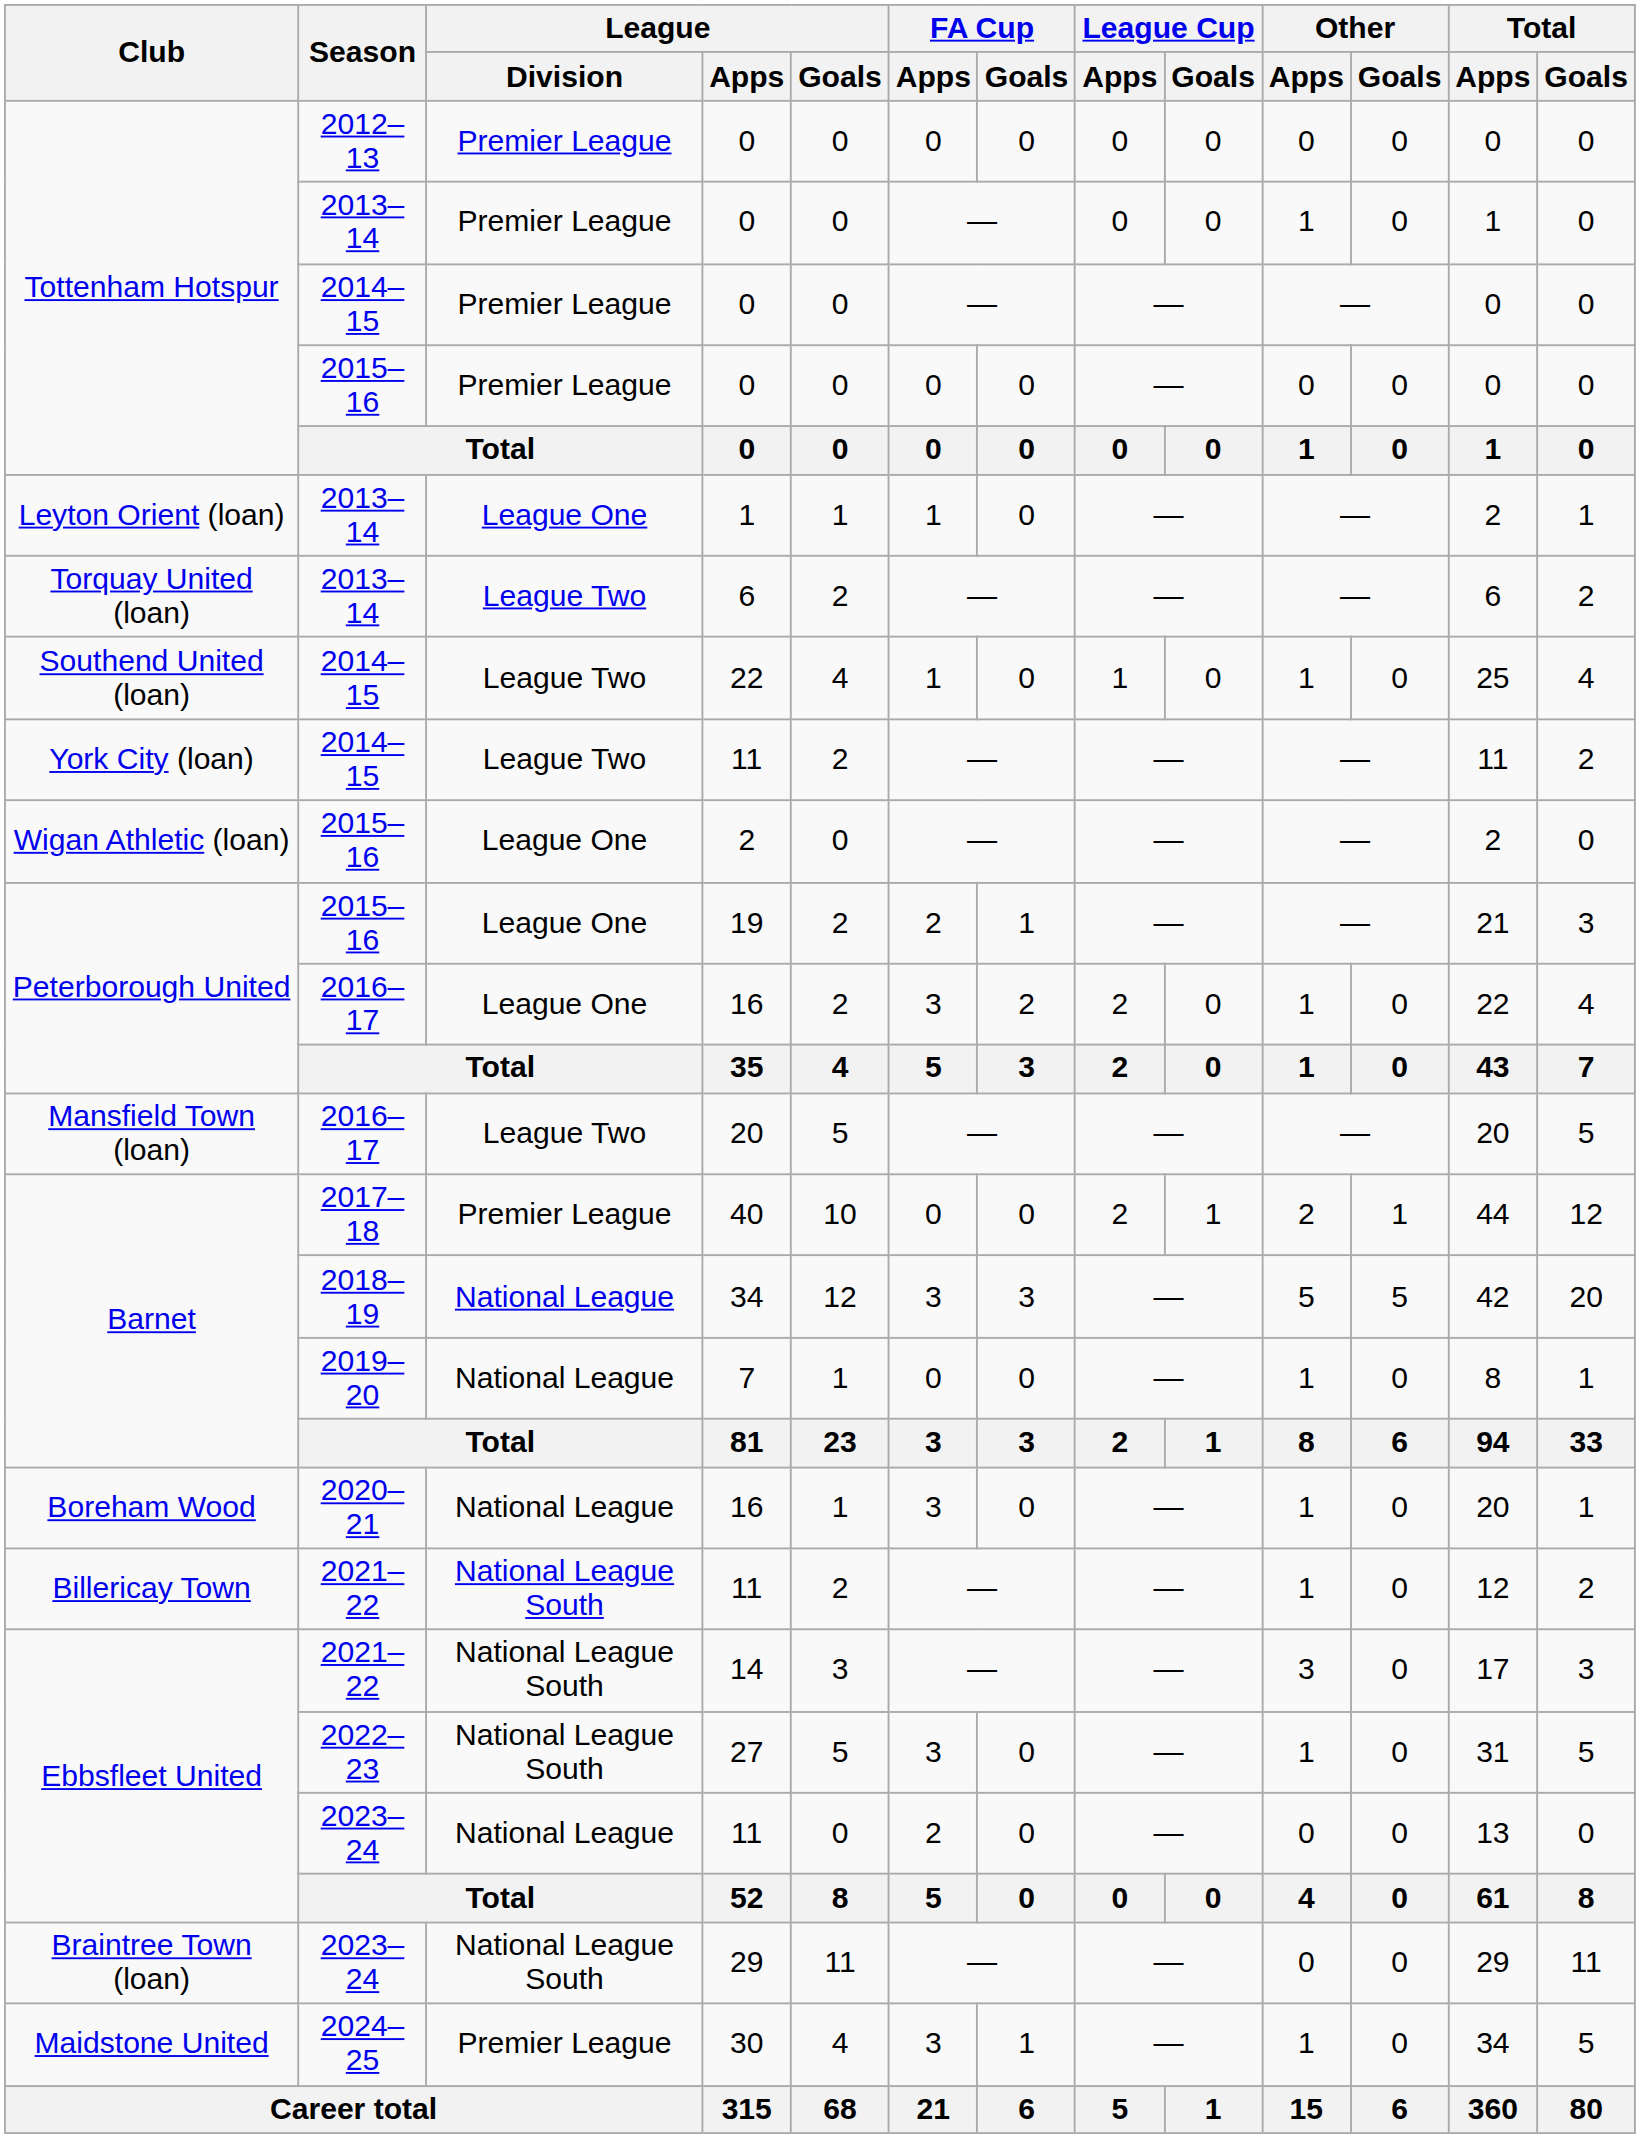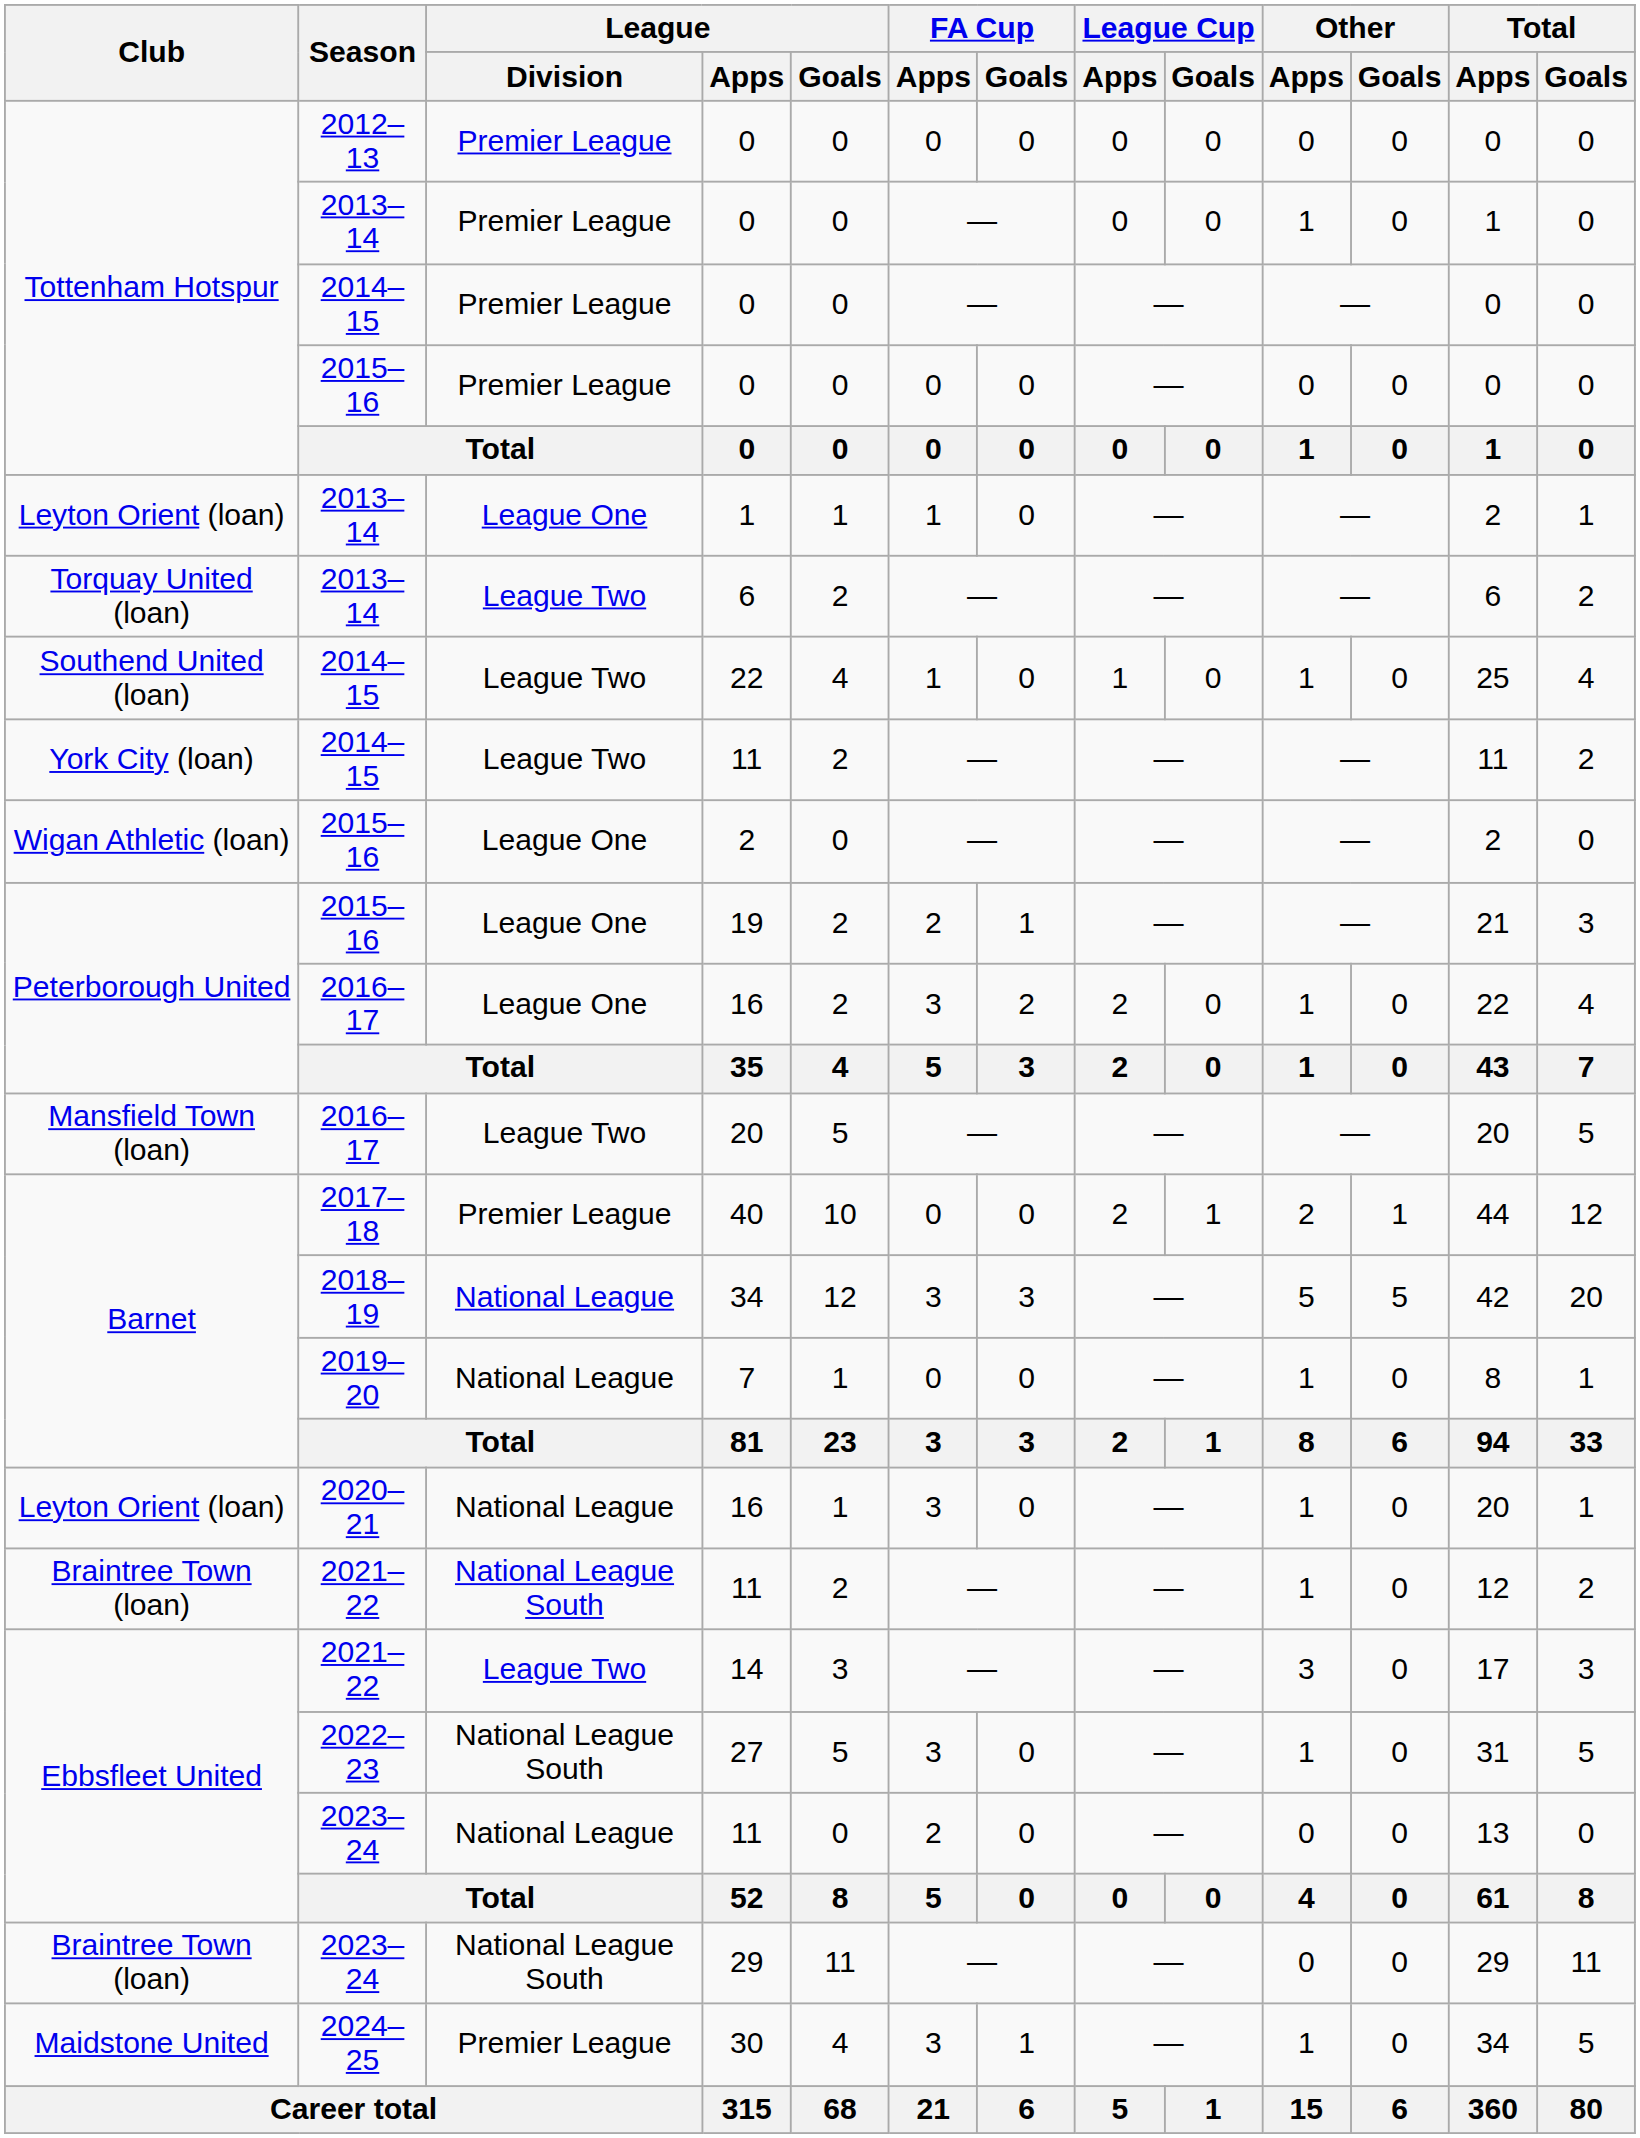(152, 1506) Boreham Wood -> (152, 1506) Leyton Orient (loan)
(152, 1588) Billericay Town -> (152, 1588) Braintree Town (loan)
(565, 1670) National League South -> (565, 1670) League Two
